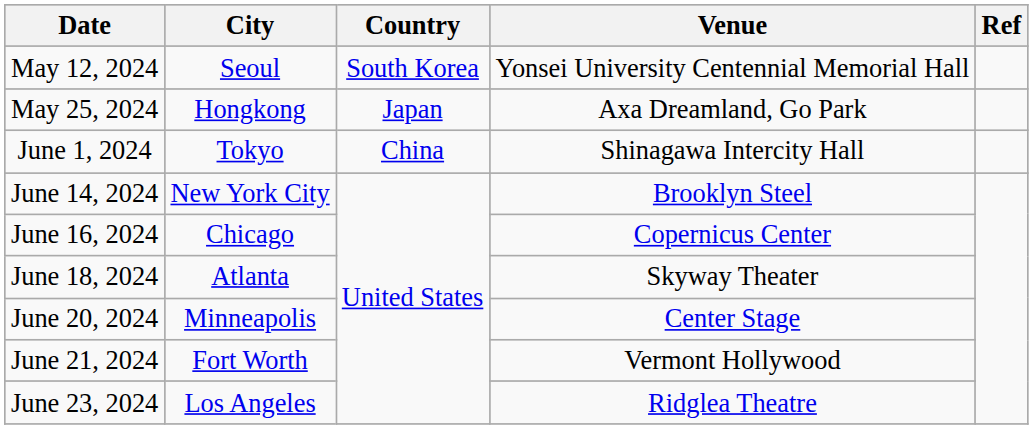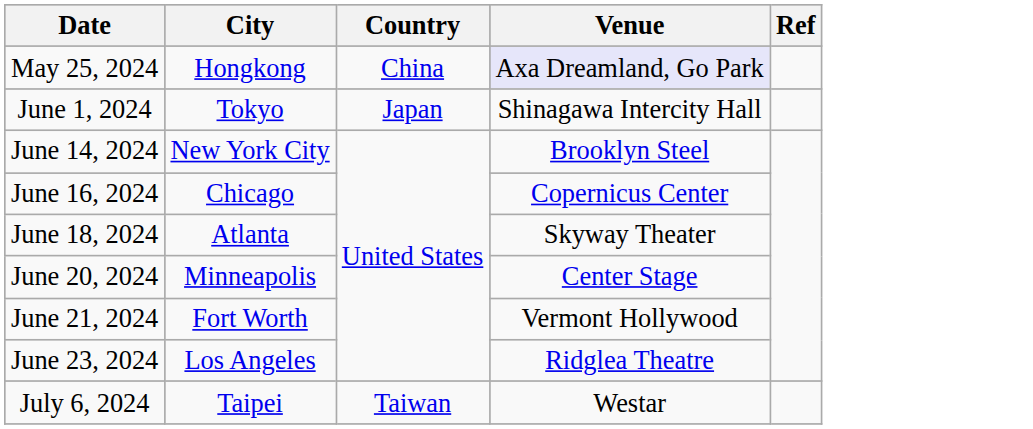- row: (85, 67)
(413, 109) Japan -> (413, 67) China
(732, 109) no background -> (630, 67) lavender background
(413, 151) China -> (413, 109) Japan
+ row: (85, 402)
